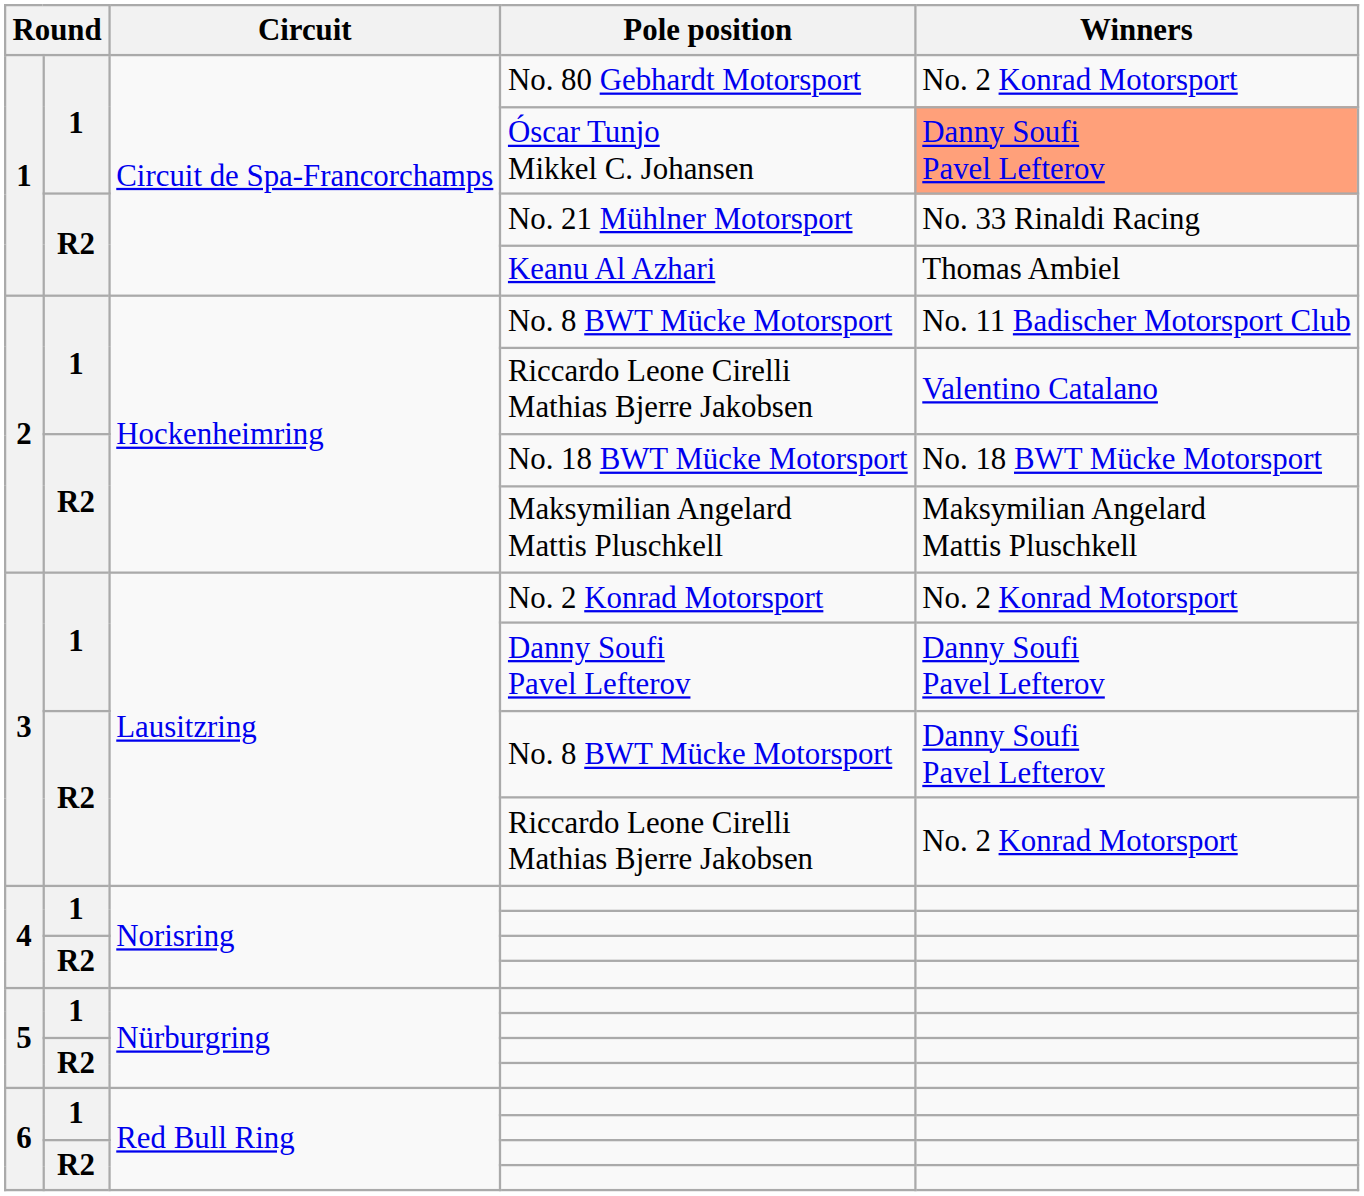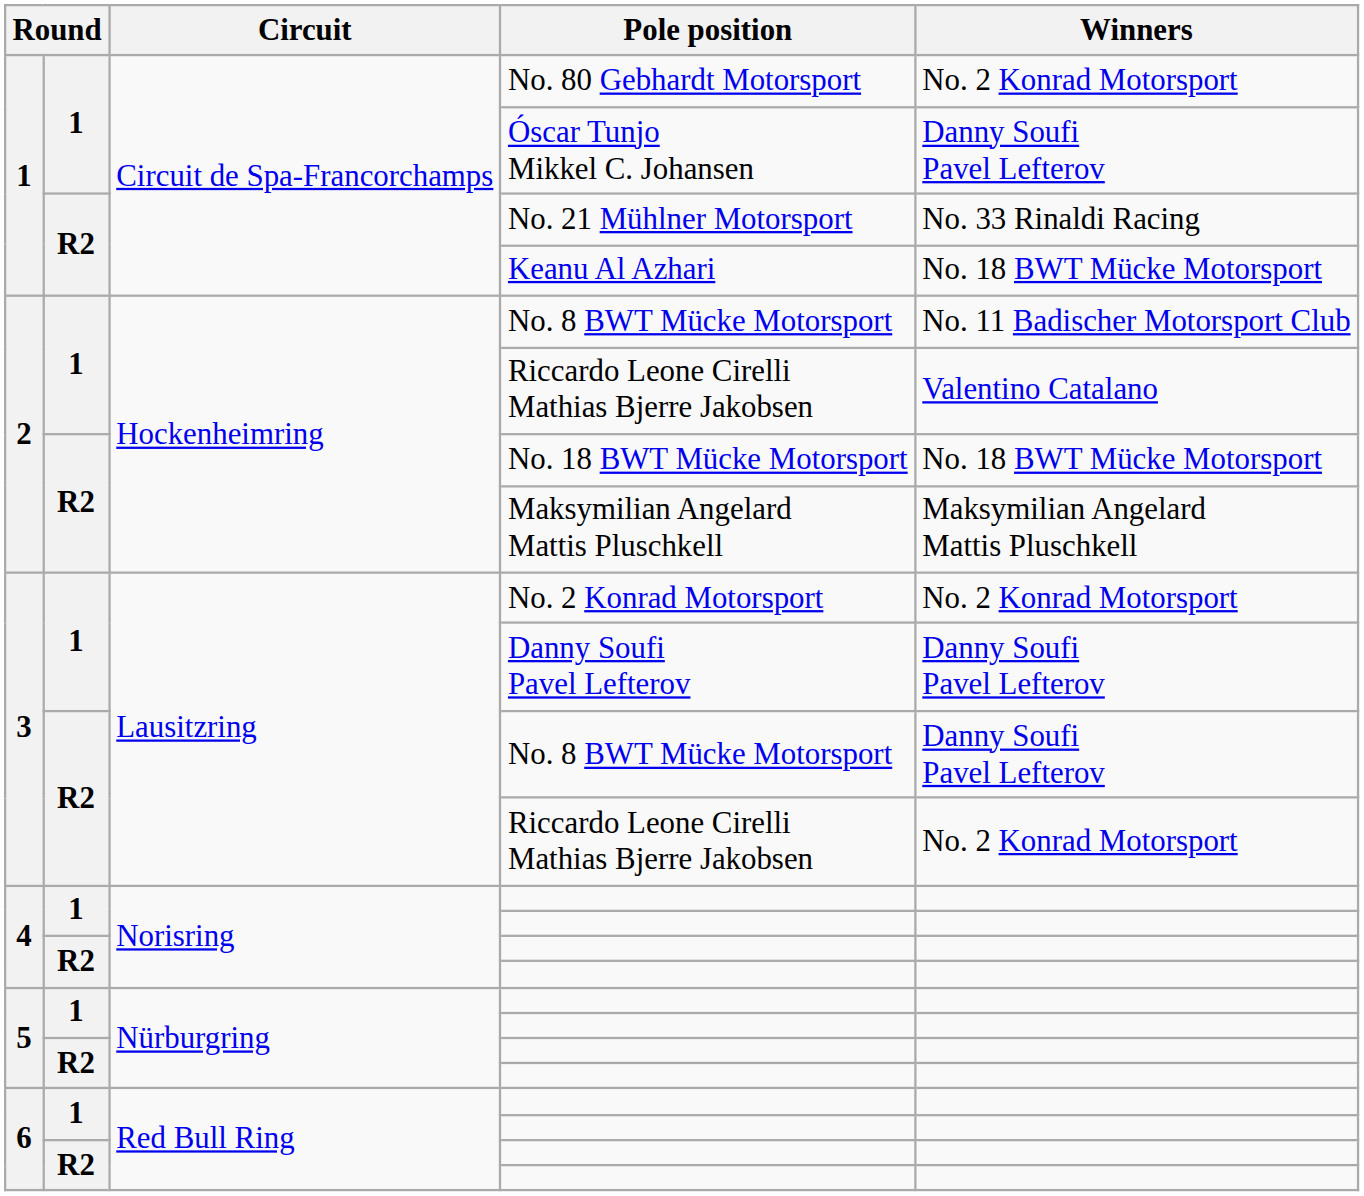(1014, 149) lightsalmon background -> (1014, 149) no background
(1021, 269) Thomas Ambiel -> (1122, 269) No. 18 BWT Mücke Motorsport
